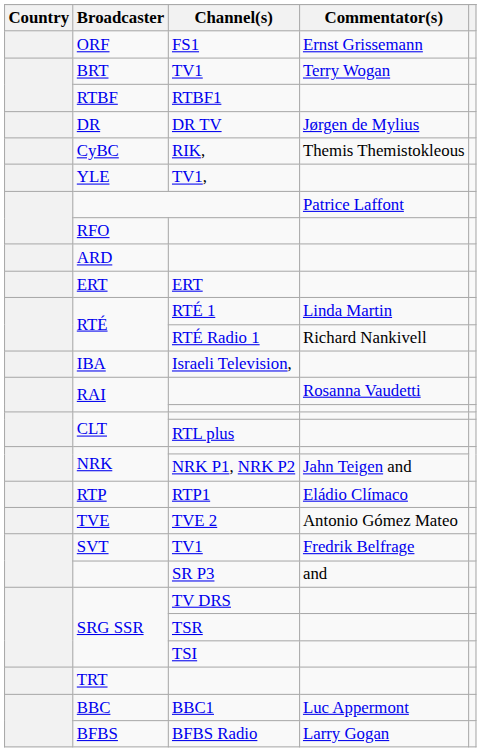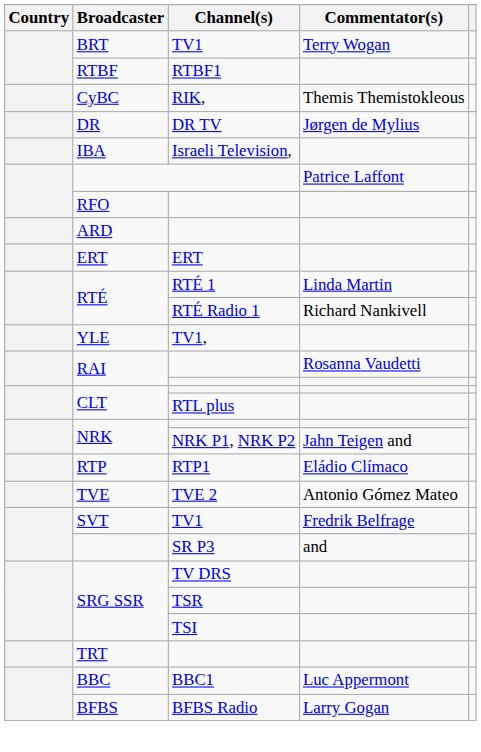- row: (93, 44)
rows swapped: (98, 151) <-> (88, 124)
rows swapped: (93, 177) <-> (91, 364)
